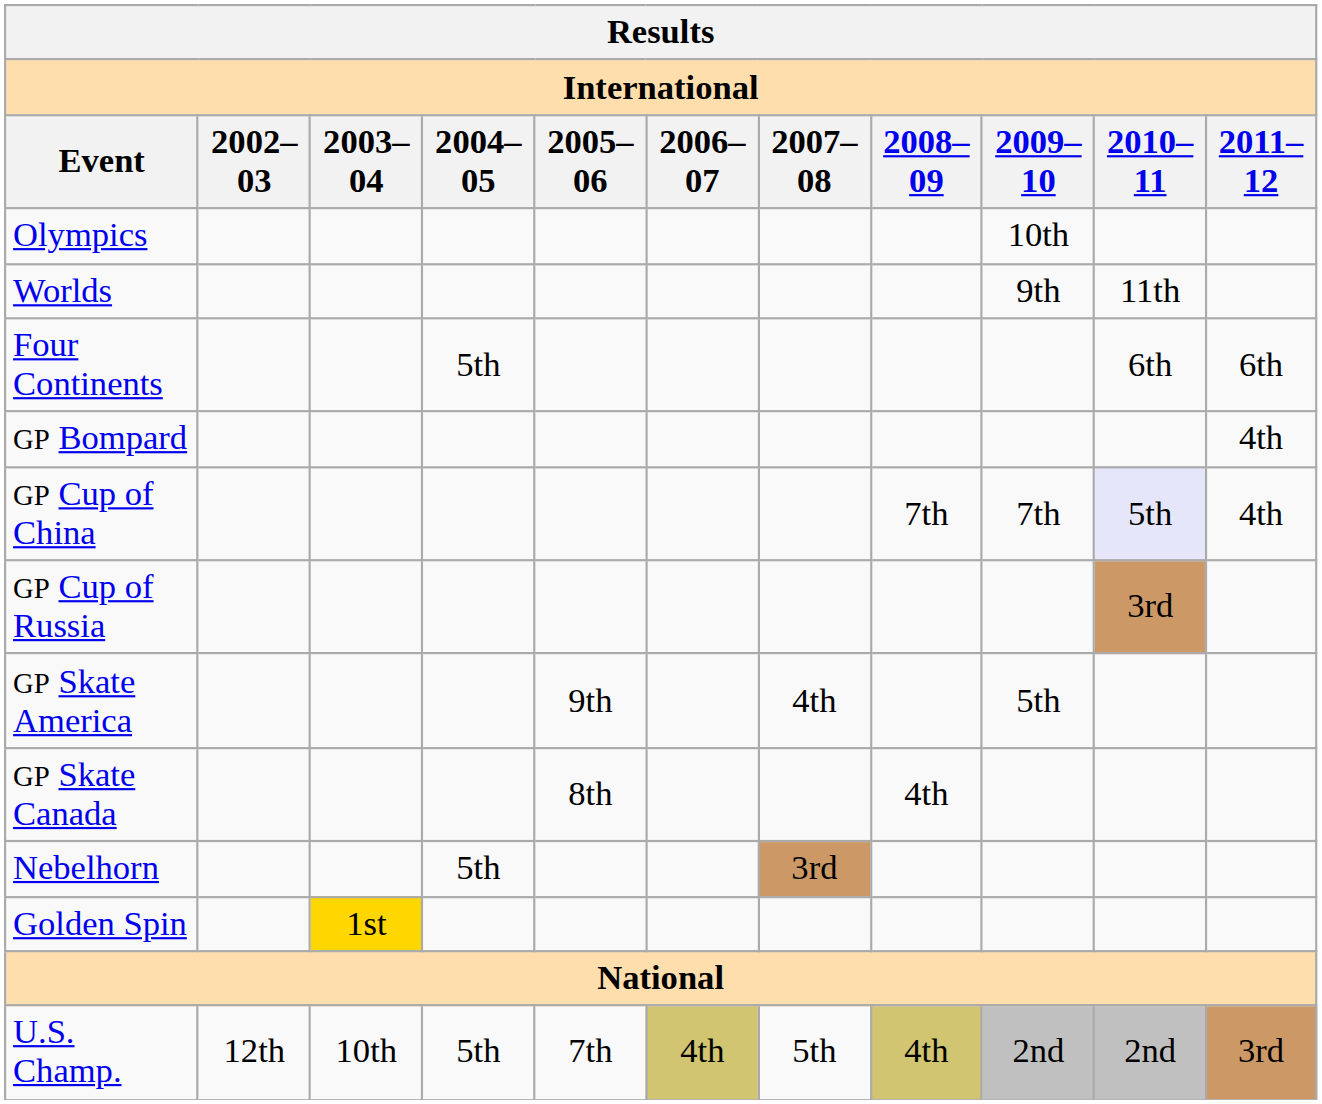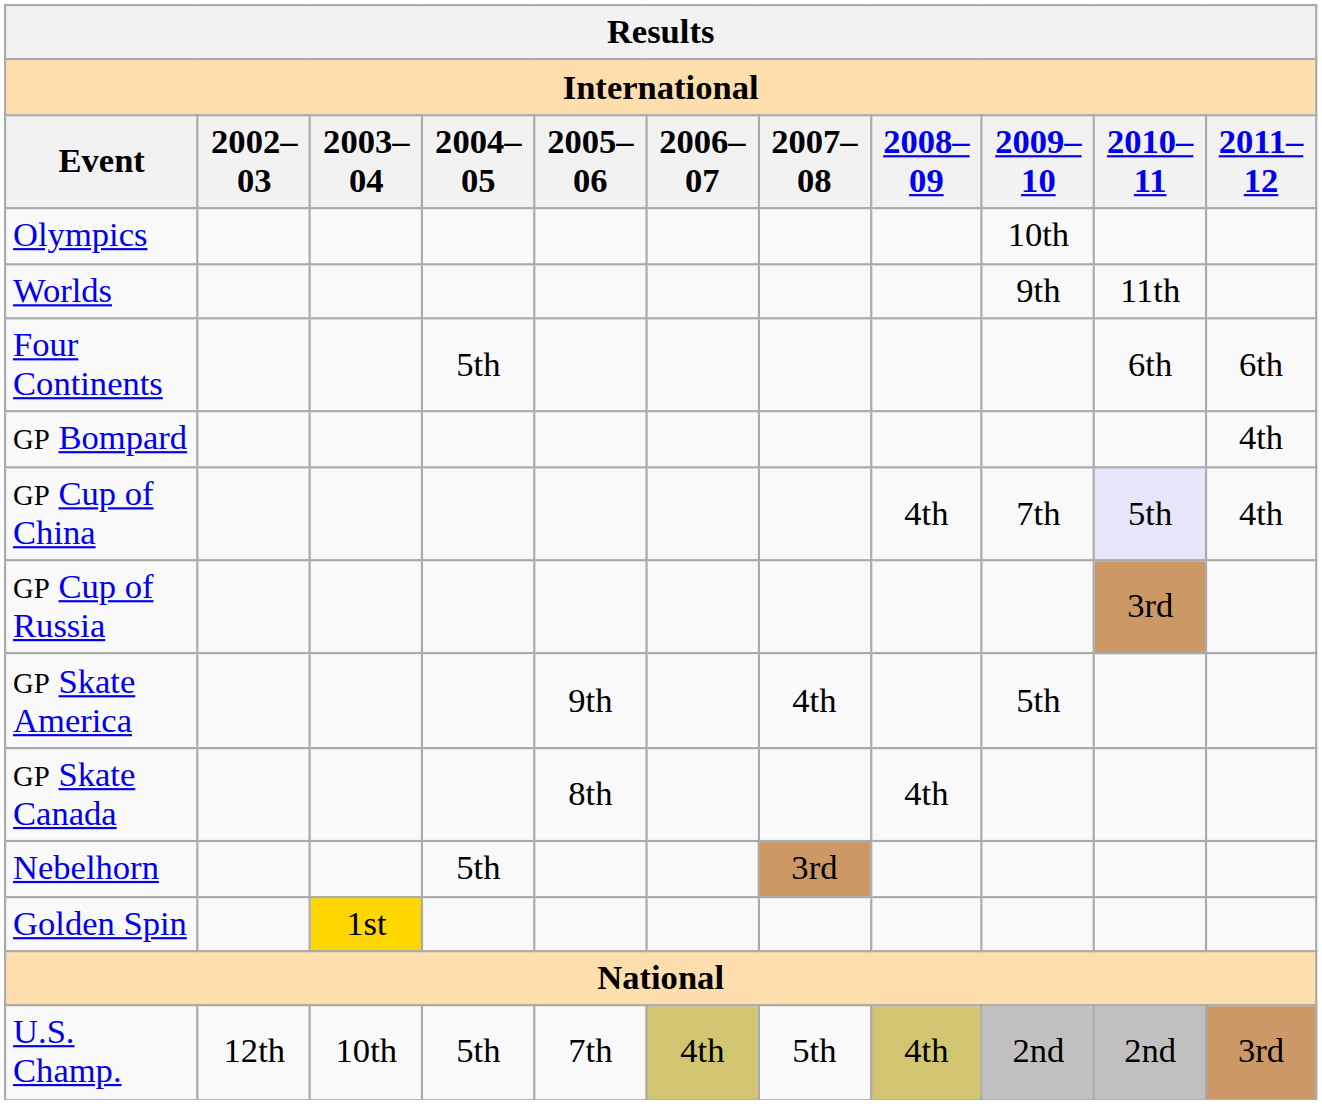(926, 512) 7th -> (926, 512) 4th
